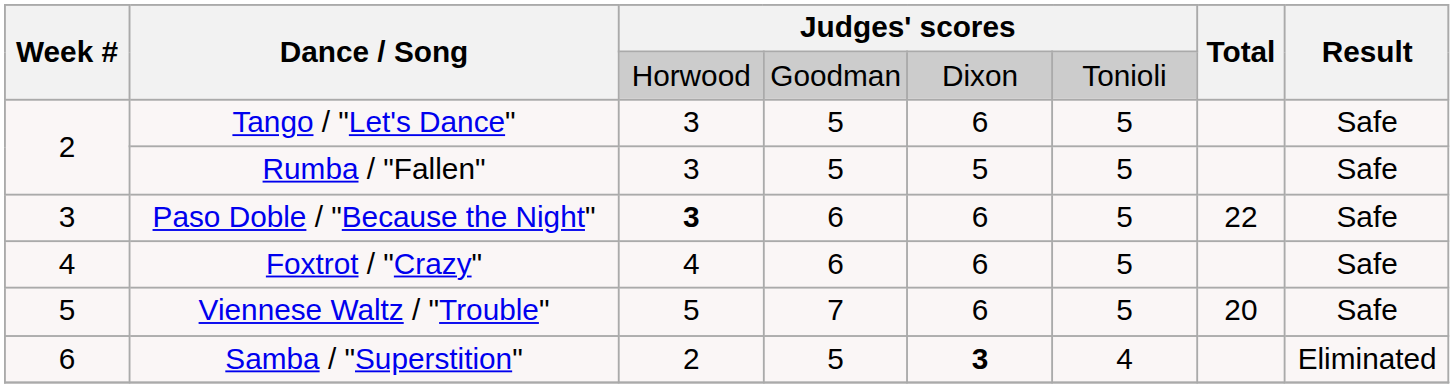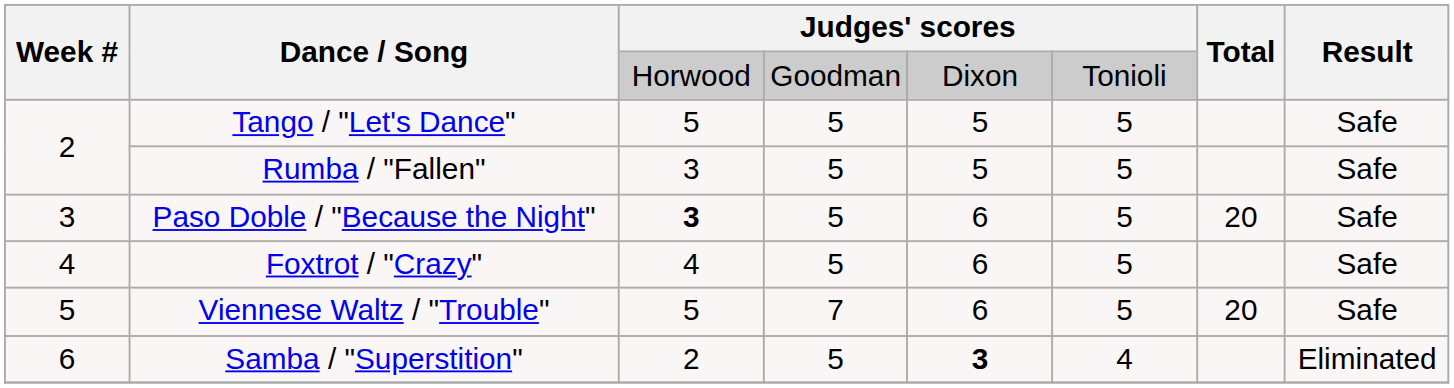(691, 122) 3 -> (691, 122) 5
(980, 122) 6 -> (980, 122) 5
(836, 216) 6 -> (836, 216) 5
(1241, 216) 22 -> (1241, 216) 20
(836, 264) 6 -> (836, 264) 5
